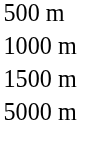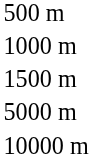+ row: (46, 145)
